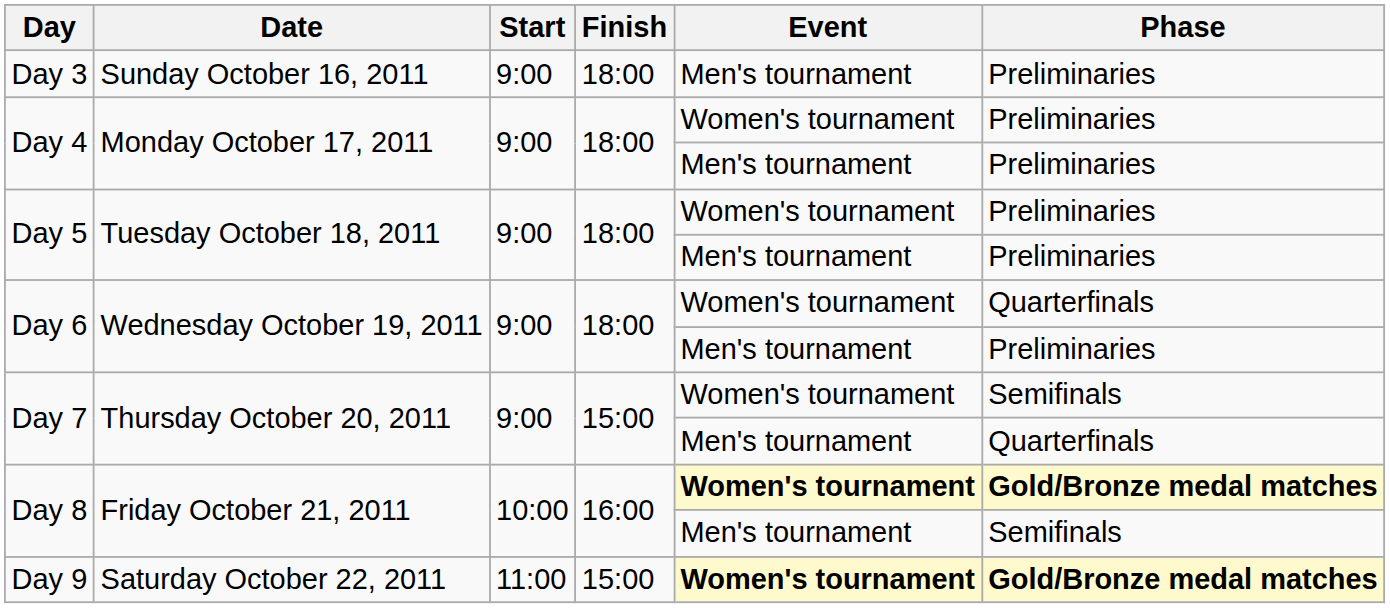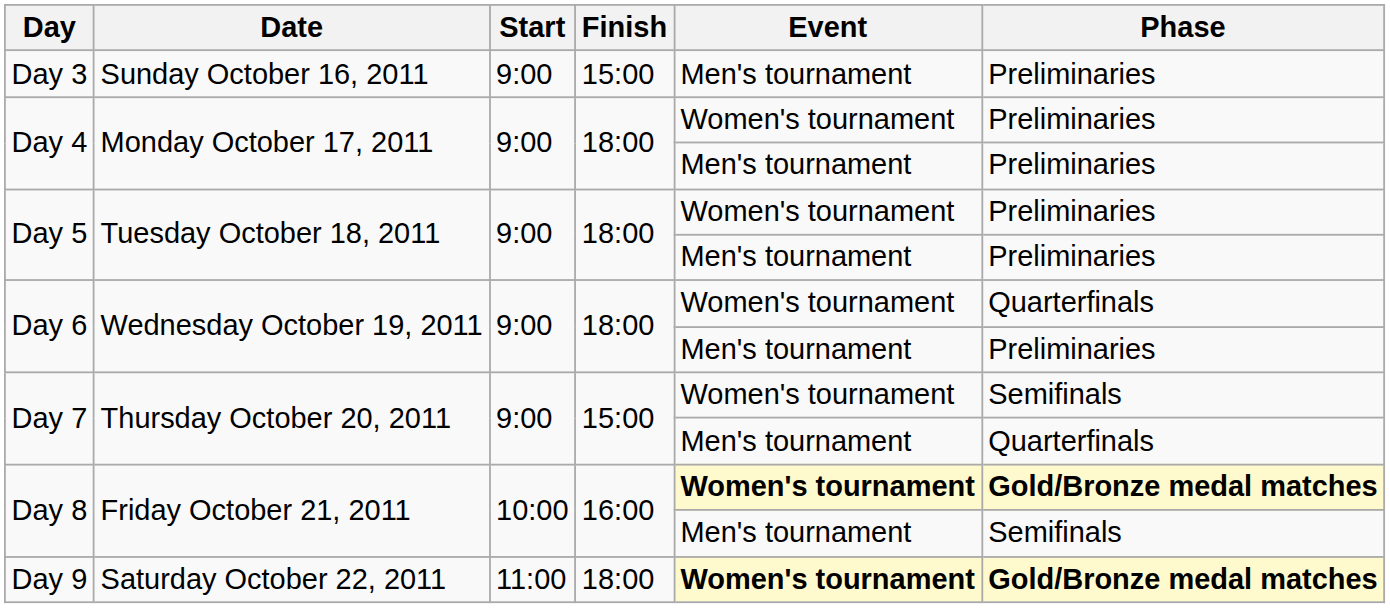(618, 73) 18:00 -> (618, 73) 15:00
(618, 578) 15:00 -> (618, 578) 18:00
